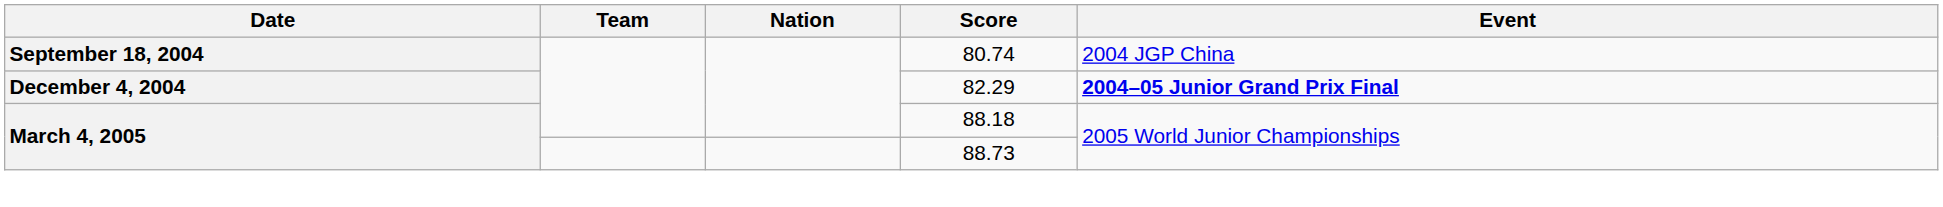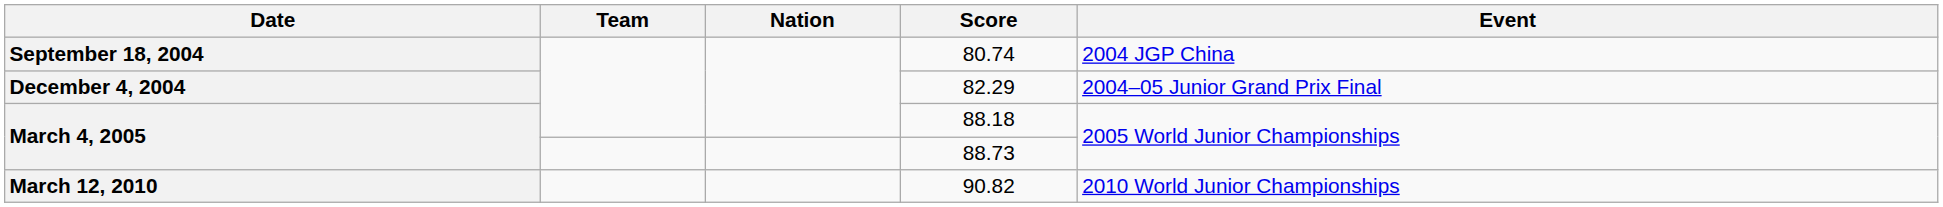(1241, 86) bold -> (1232, 86) normal
+ row: (989, 185)
